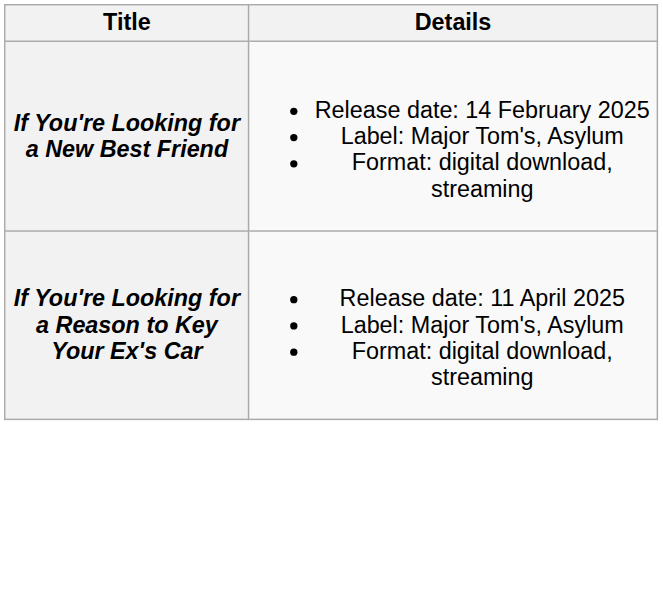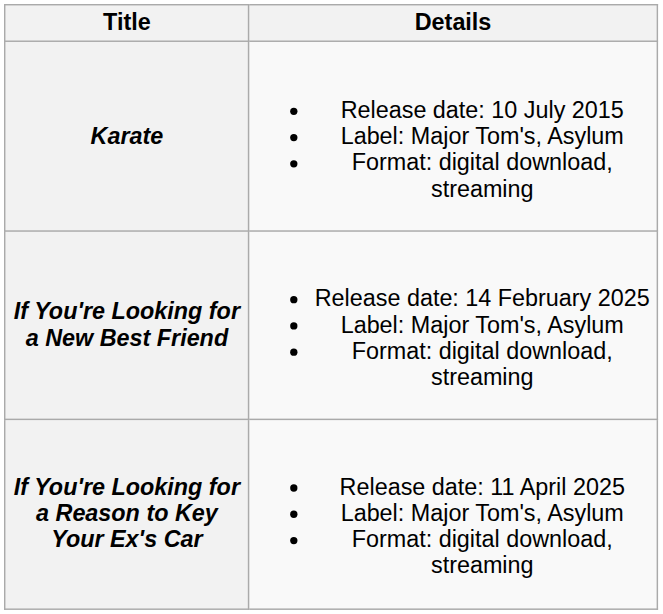+ row: (127, 135)
